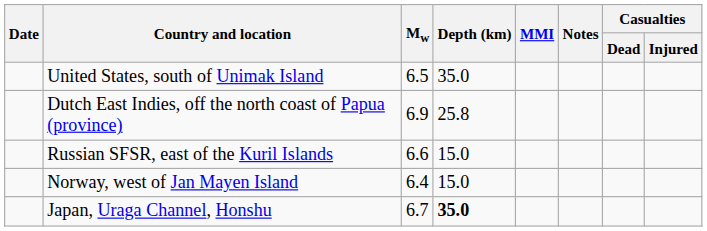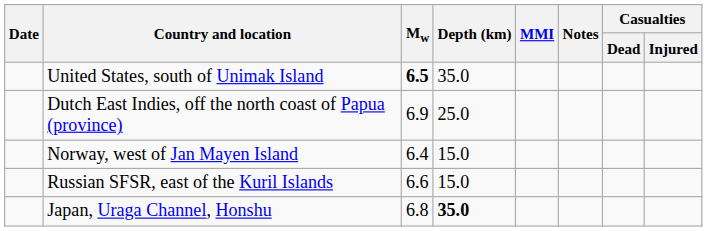(417, 76) normal -> (417, 76) bold
(453, 115) 25.8 -> (453, 115) 25.0
rows swapped: (173, 182) <-> (190, 153)
(417, 211) 6.7 -> (417, 211) 6.8
